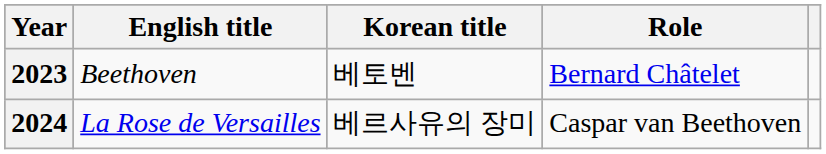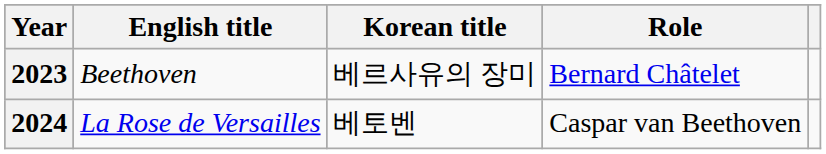(375, 72) 베토벤 -> (435, 72) 베르사유의 장미
(435, 122) 베르사유의 장미 -> (375, 122) 베토벤
